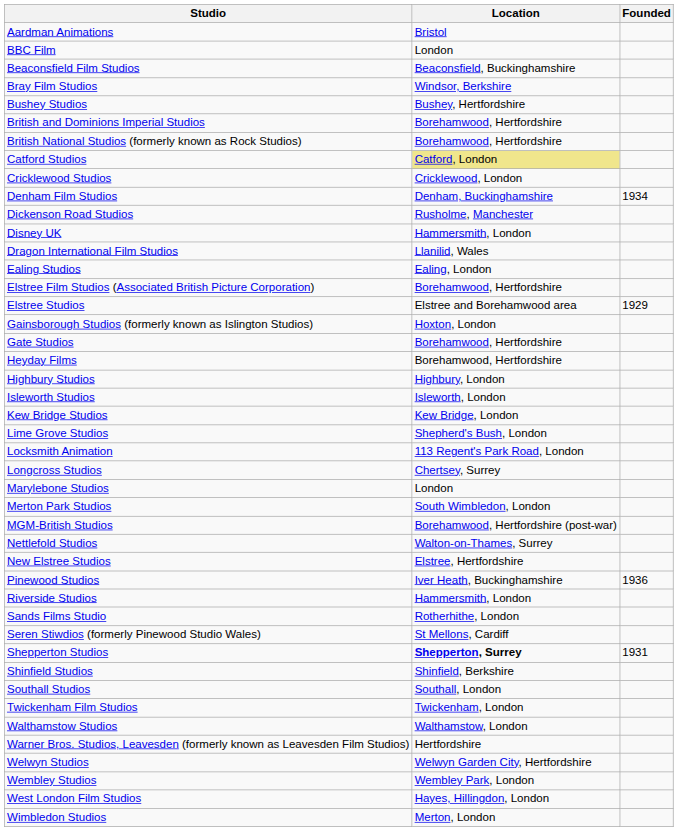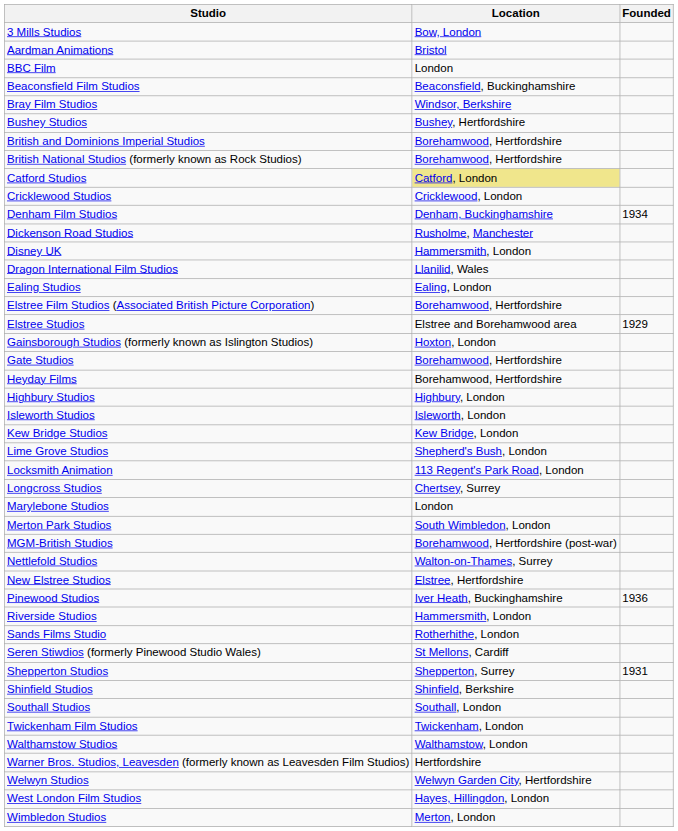+ row: (44, 31)
(468, 653) bold -> (465, 671) normal
- row: (52, 780)
